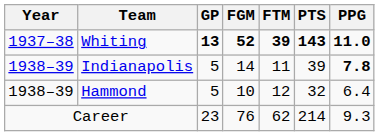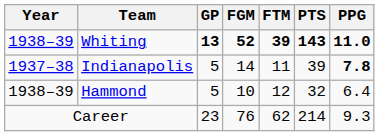(41, 43) 1937–38 -> (41, 43) 1938–39
(41, 68) 1938–39 -> (41, 68) 1937–38
